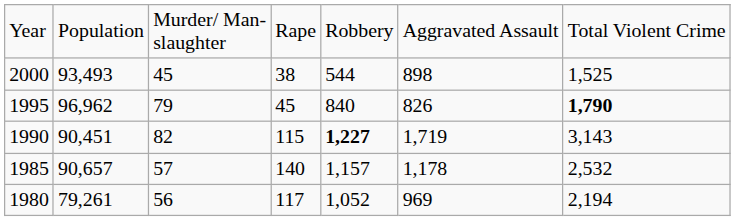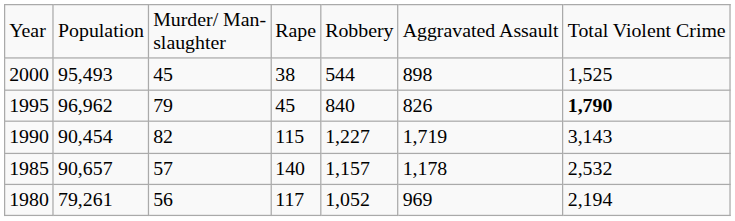(85, 74) 93,493 -> (85, 74) 95,493
(85, 136) 90,451 -> (85, 136) 90,454
(347, 136) bold -> (347, 136) normal
